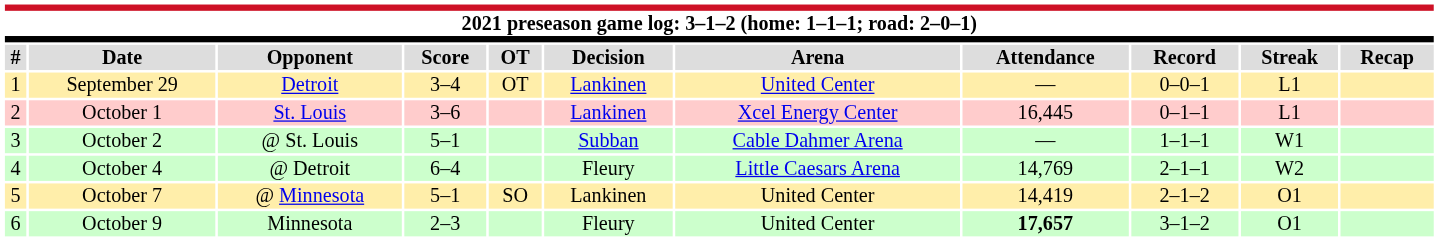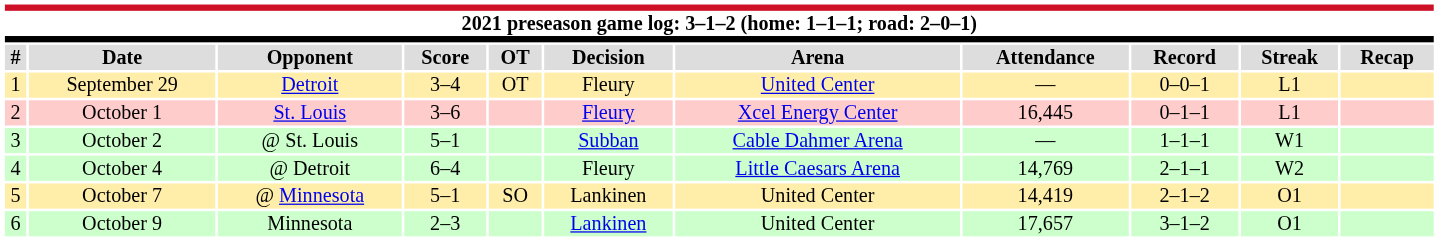(608, 85) Lankinen -> (608, 85) Fleury
(608, 112) Lankinen -> (608, 112) Fleury
(608, 223) Fleury -> (608, 223) Lankinen
(1045, 223) bold -> (1045, 223) normal
